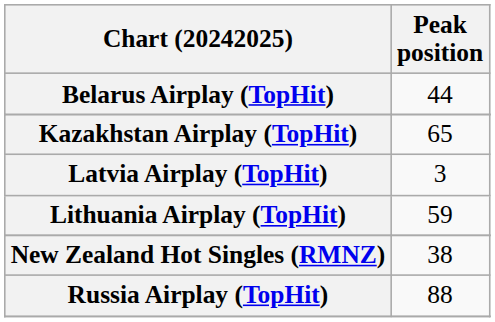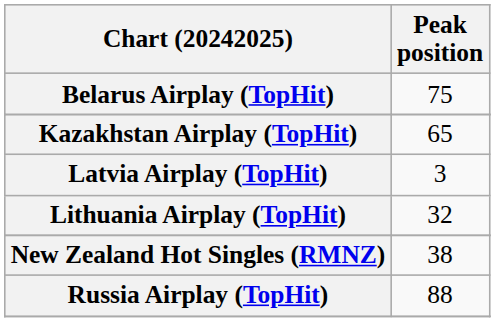(440, 93) 44 -> (440, 93) 75
(440, 214) 59 -> (440, 214) 32
